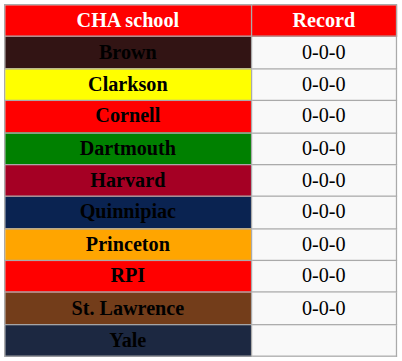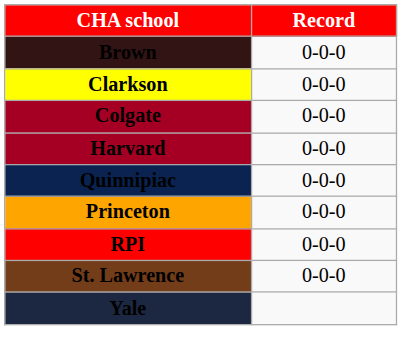+ row: (128, 116)
- row: (128, 116)
- row: (128, 148)
